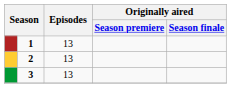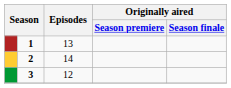(68, 59) 13 -> (68, 59) 14
(68, 75) 13 -> (68, 75) 12
